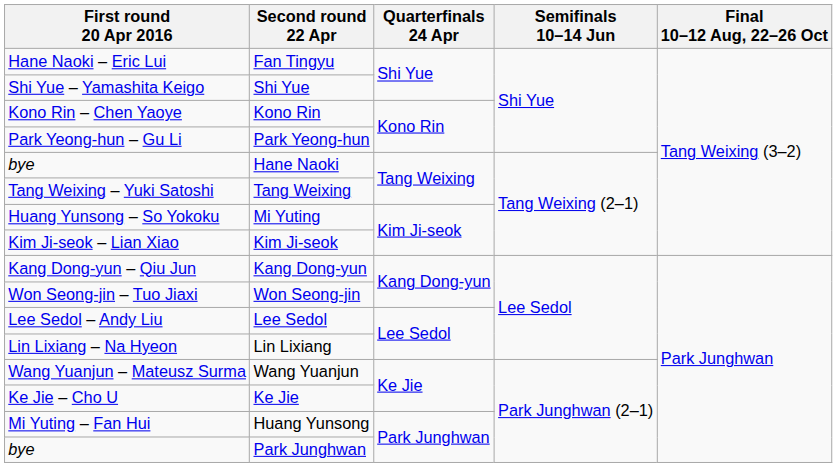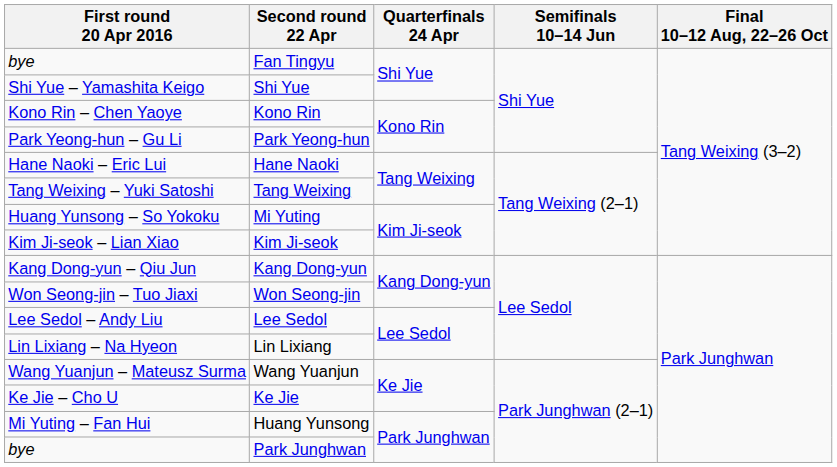(87, 61) Hane Naoki – Eric Lui -> (21, 61) bye
(21, 165) bye -> (87, 165) Hane Naoki – Eric Lui
